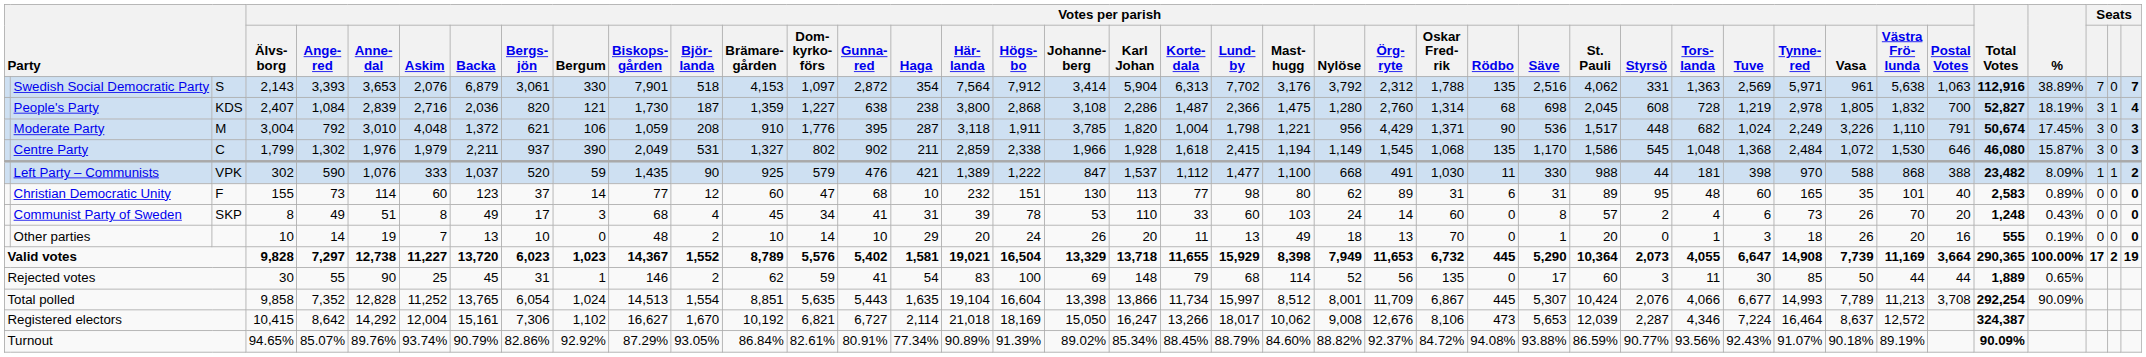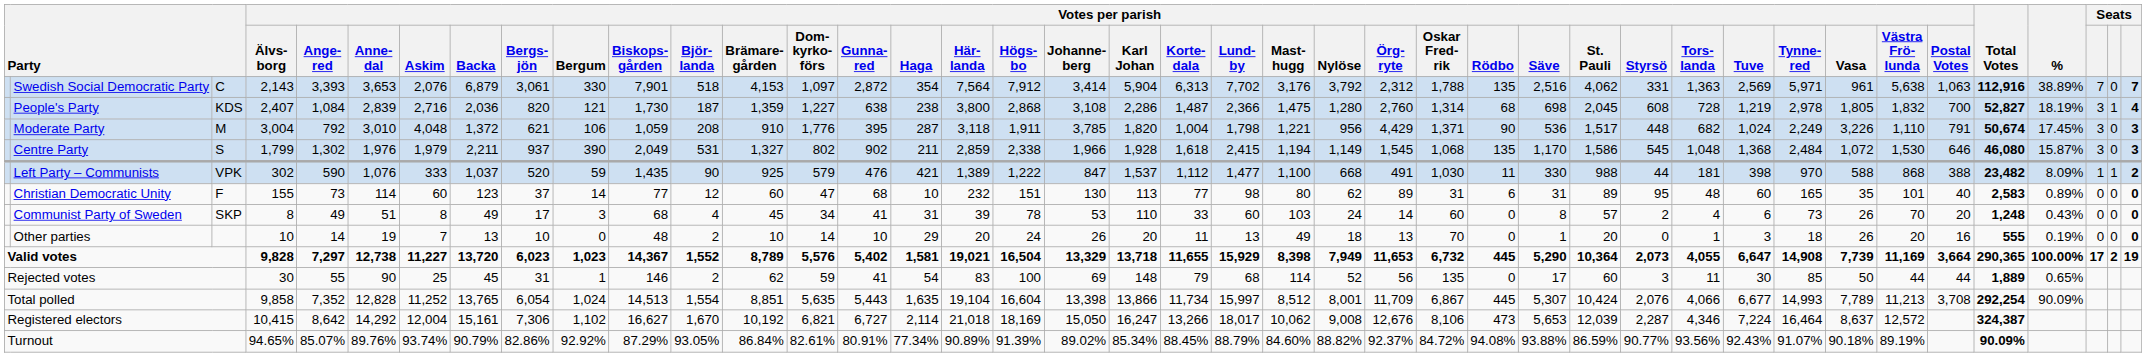(220, 87) S -> (220, 87) C
(220, 150) C -> (220, 150) S
